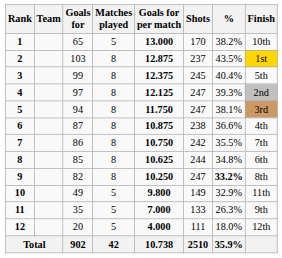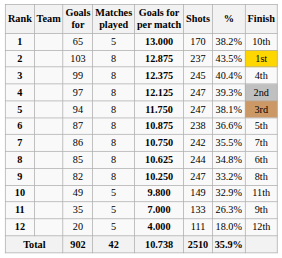(261, 75) 5th -> (261, 75) 4th
(261, 126) 4th -> (261, 126) 5th
(229, 177) bold -> (229, 177) normal
